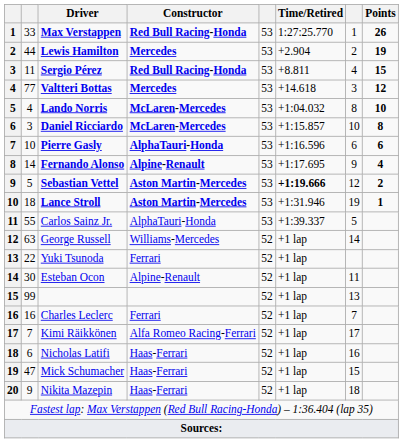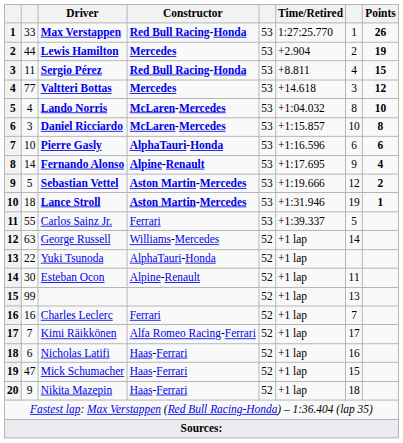(302, 183) bold -> (301, 183) normal
(173, 220) AlphaTauri-Honda -> (145, 220) Ferrari
(145, 258) Ferrari -> (173, 258) AlphaTauri-Honda
